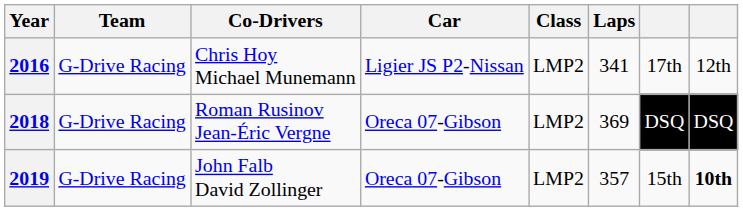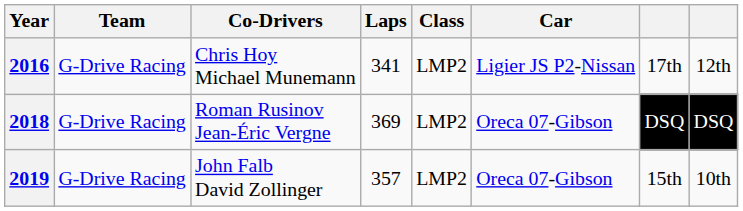columns swapped: (444, 21) <-> (614, 21)
(713, 178) bold -> (713, 178) normal
